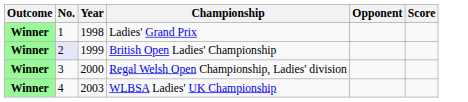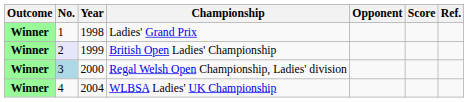+ column: (451, 13)
(61, 69) no background -> (61, 69) lightblue background
(92, 87) 2003 -> (92, 87) 2004
